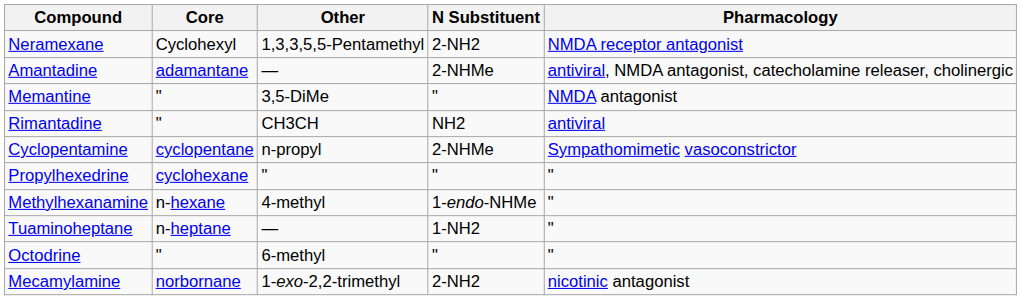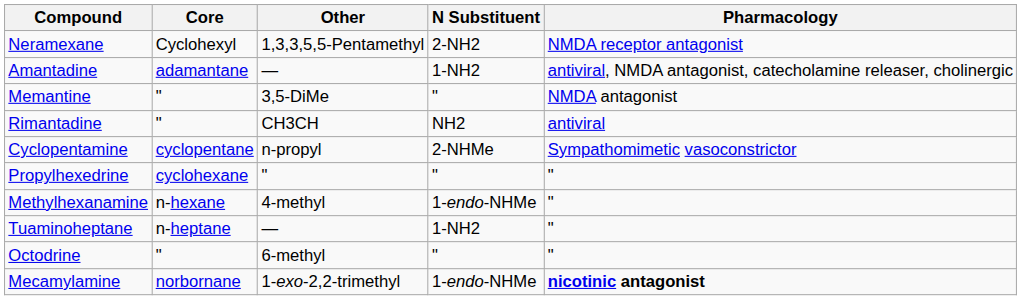(463, 70) 2-NHMe -> (456, 70) 1-NH2
(456, 281) 2-NH2 -> (484, 281) 1-endo-NHMe
(619, 281) normal -> (626, 281) bold
